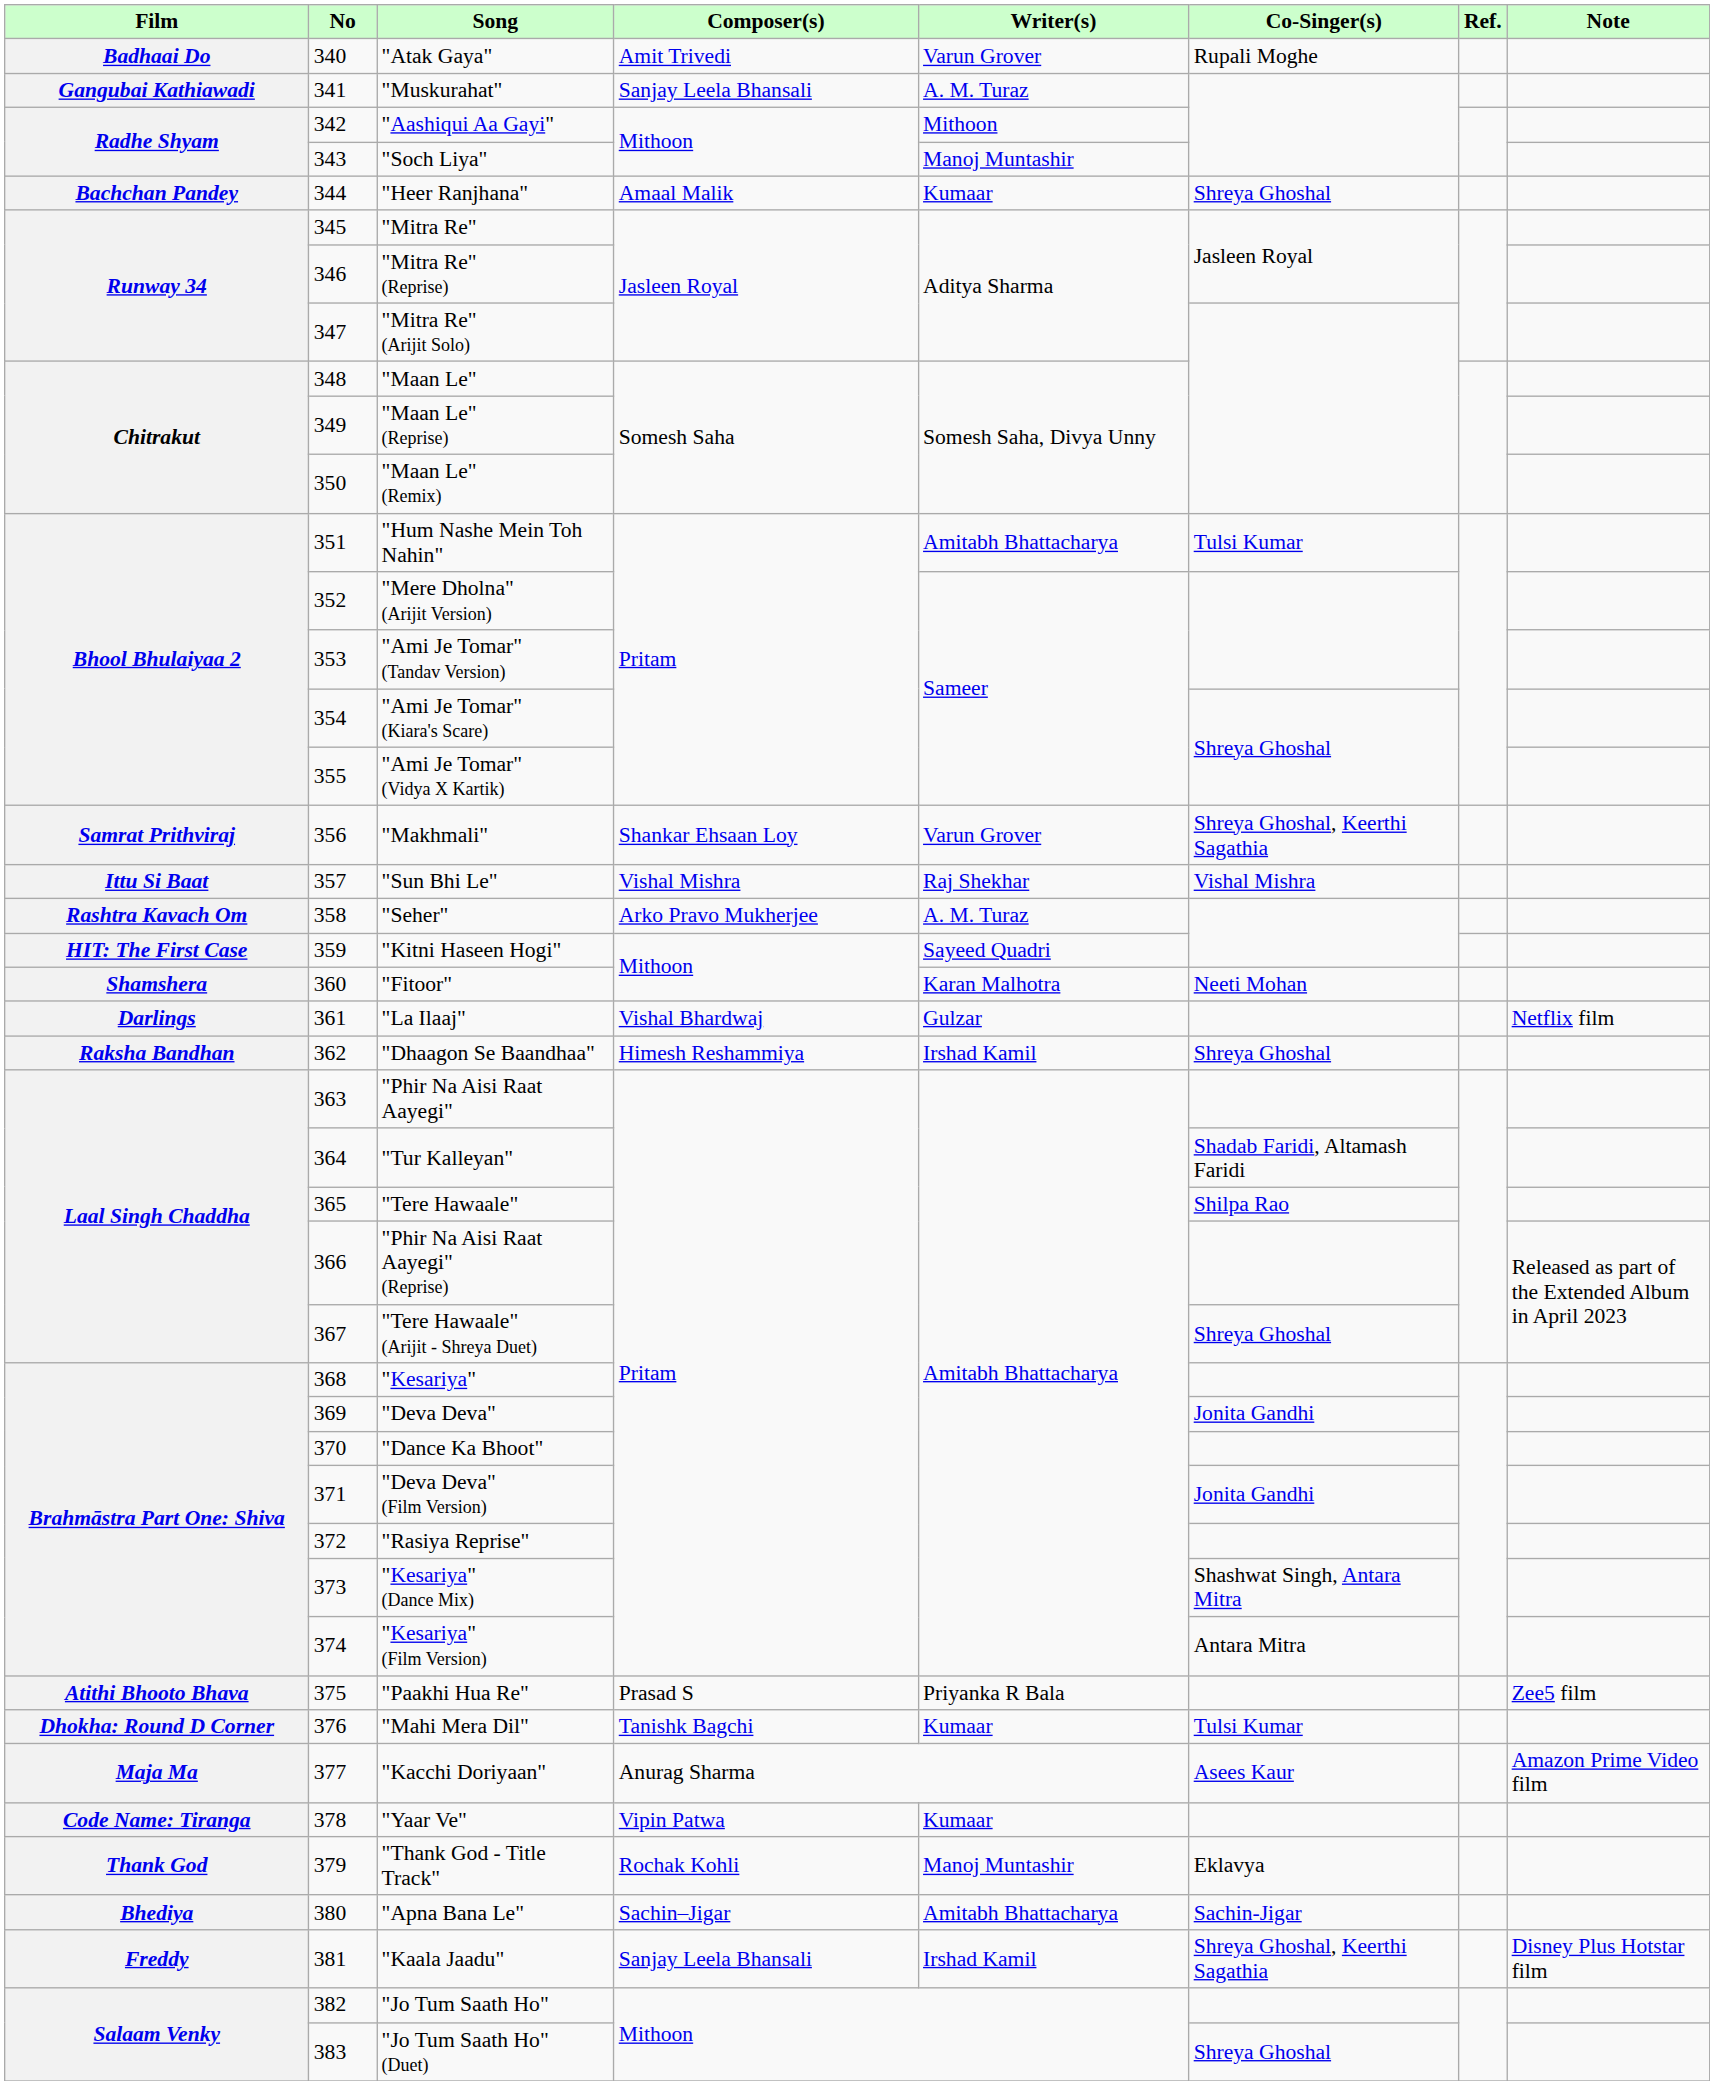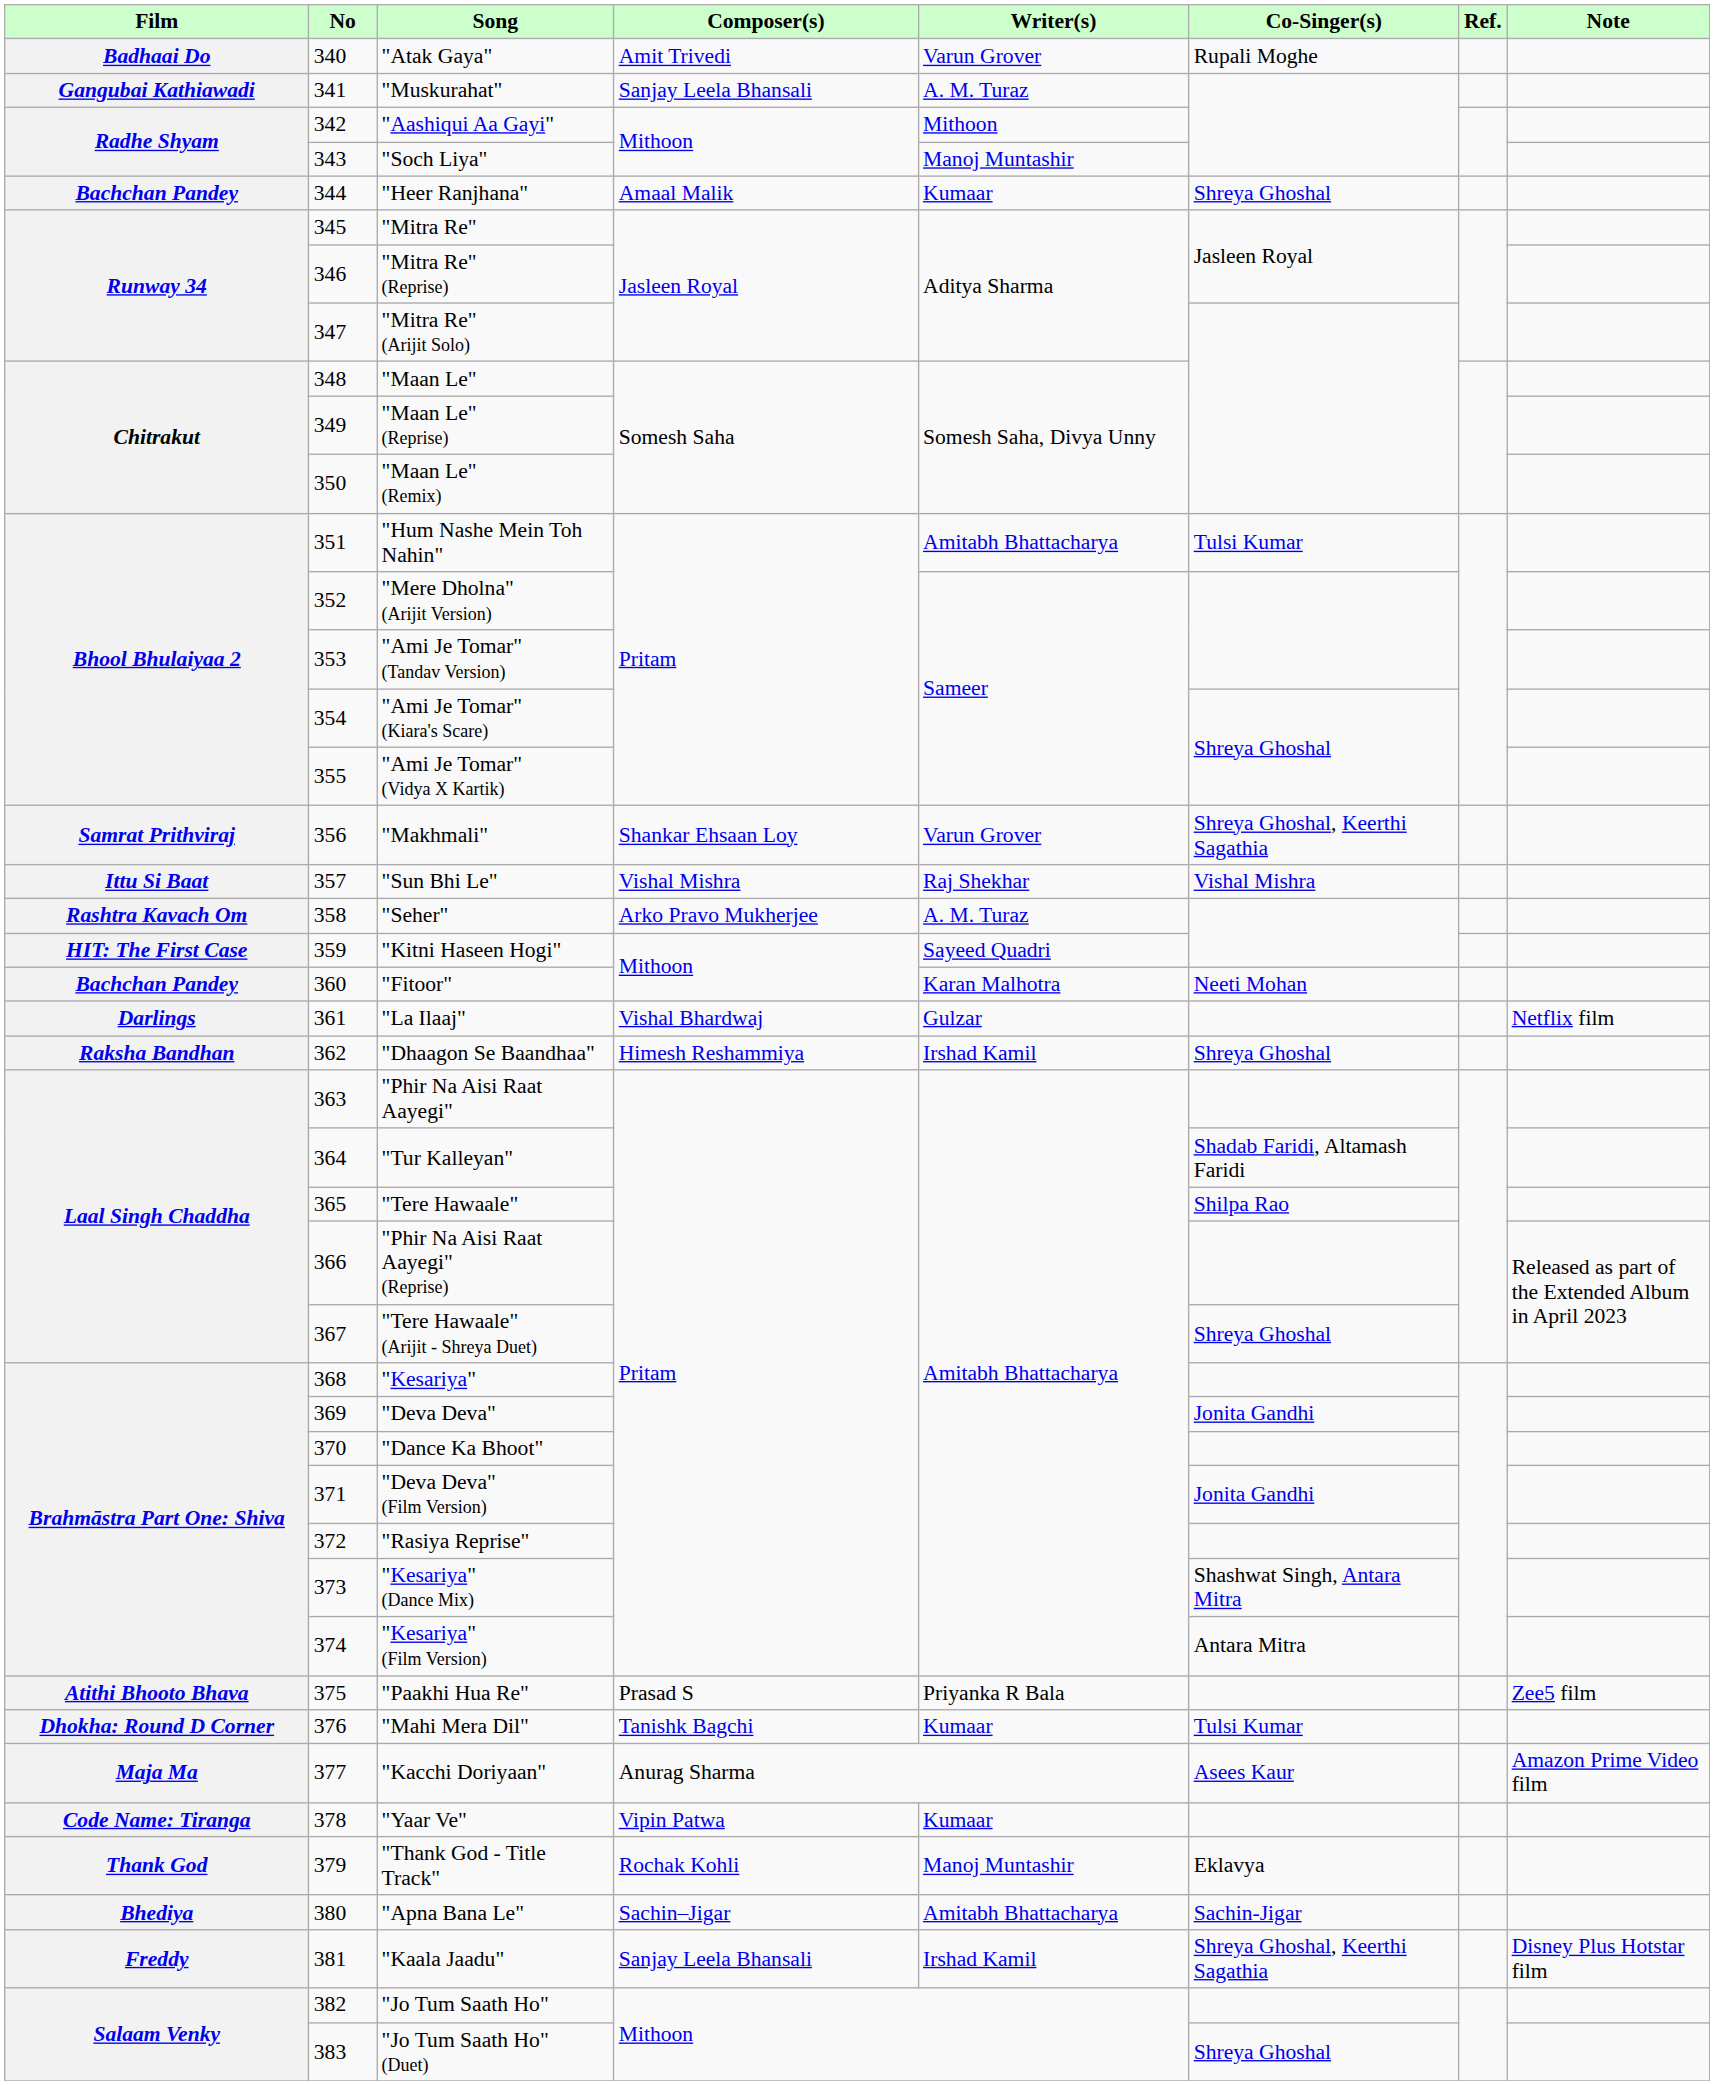(157, 984) Shamshera -> (157, 984) Bachchan Pandey
